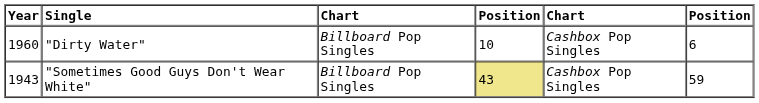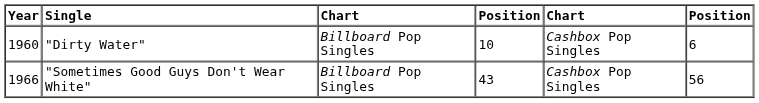(23, 79) 1943 -> (23, 79) 1966
(486, 79) khaki background -> (486, 79) no background
(697, 79) 59 -> (697, 79) 56
